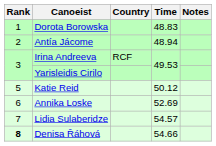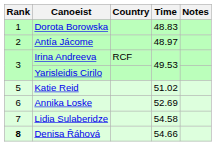(166, 42) 48.94 -> (166, 42) 48.97
(166, 88) 50.12 -> (166, 88) 51.02
(166, 118) 54.57 -> (166, 118) 54.58
